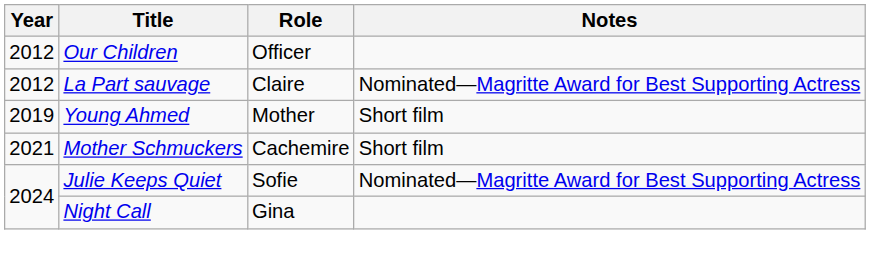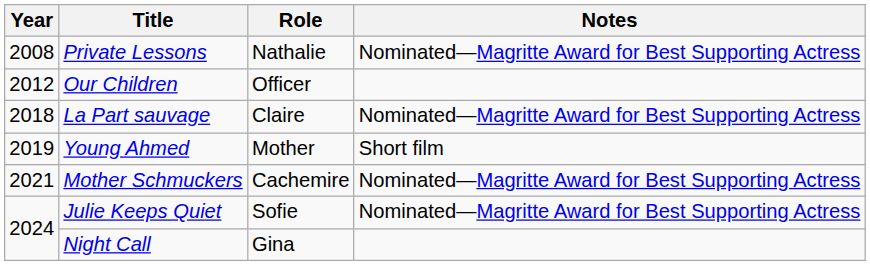+ row: (135, 52)
(32, 84) 2012 -> (32, 116) 2018
(401, 148) Short film -> (610, 180) Nominated—Magritte Award for Best Supporting Actress
